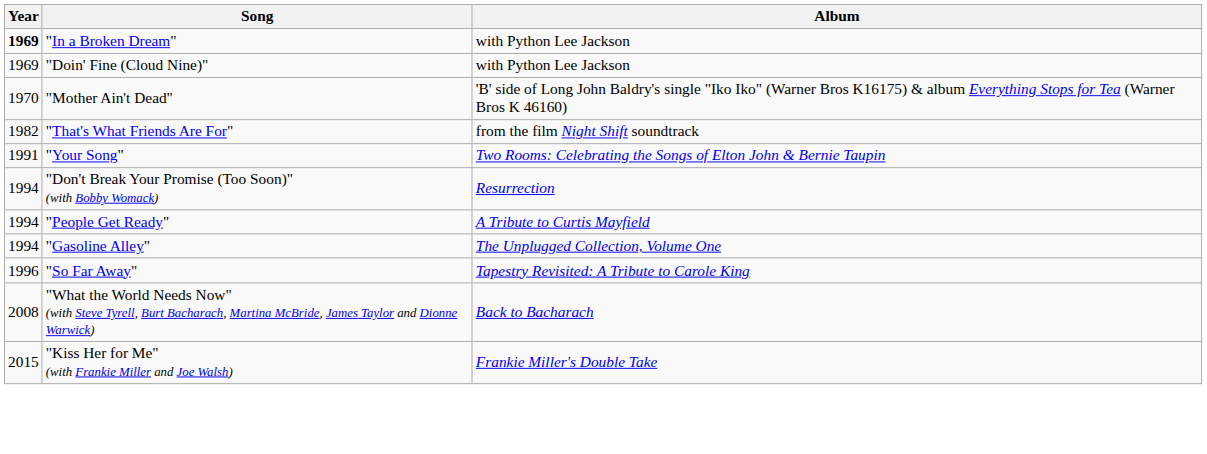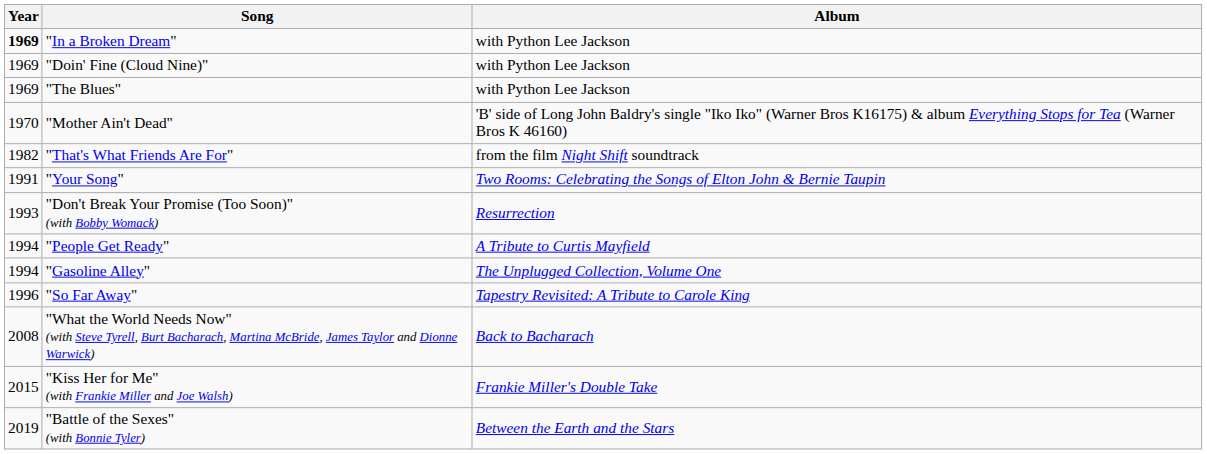+ row: (83, 89)
(23, 188) 1994 -> (23, 213) 1993
+ row: (110, 428)
